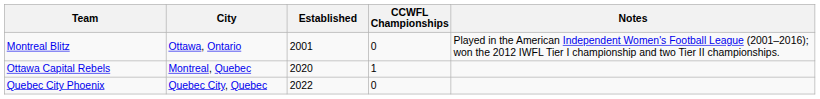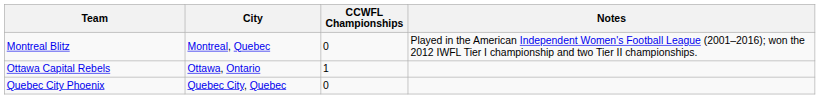- column: (328, 18)
(205, 46) Ottawa, Ontario -> (229, 46) Montreal, Quebec
(210, 69) Montreal, Quebec -> (224, 69) Ottawa, Ontario
